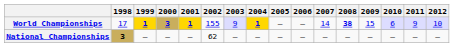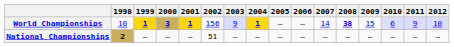(123, 23) 17 -> (123, 23) 10
(213, 23) 155 -> (213, 23) 156
(123, 36) 3 -> (123, 36) 2
(213, 36) 62 -> (213, 36) 51
